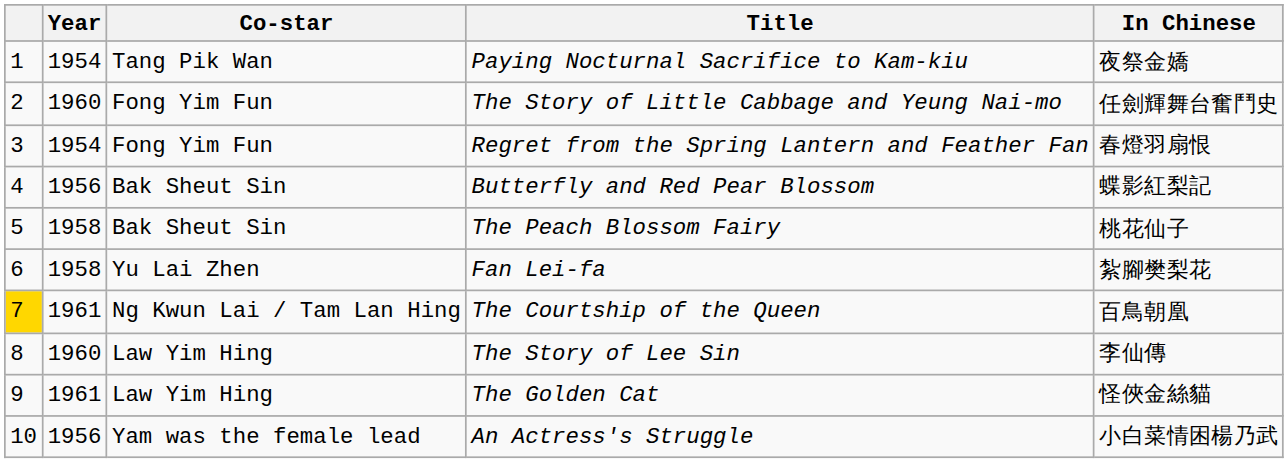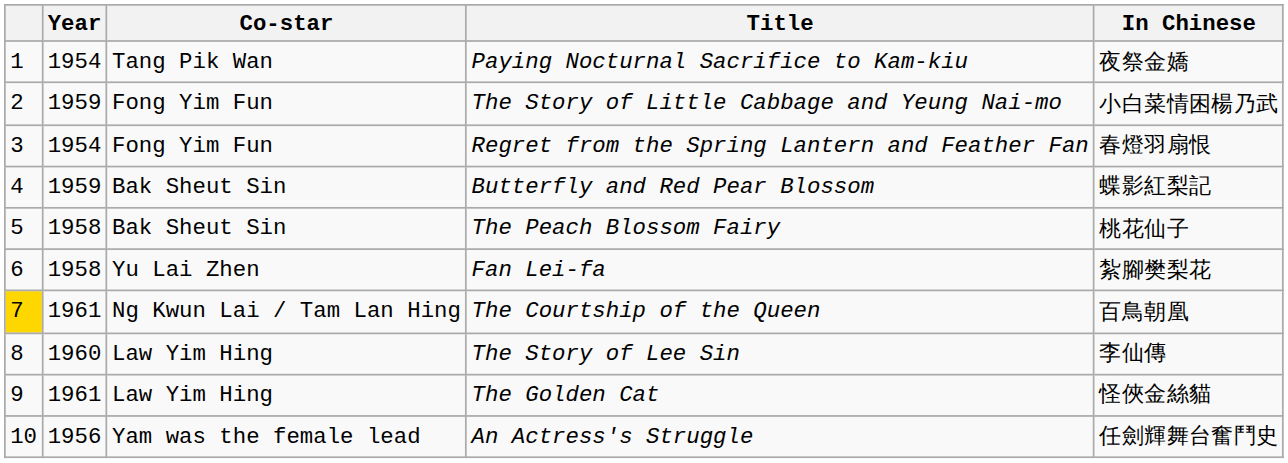(75, 104) 1960 -> (75, 104) 1959
(1189, 105) 任劍輝舞台奮鬥史 -> (1189, 105) 小白菜情困楊乃武
(75, 187) 1956 -> (75, 187) 1959
(1189, 437) 小白菜情困楊乃武 -> (1189, 437) 任劍輝舞台奮鬥史
